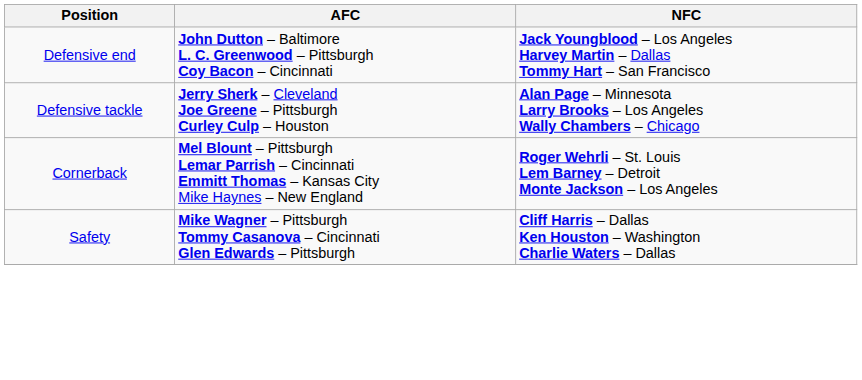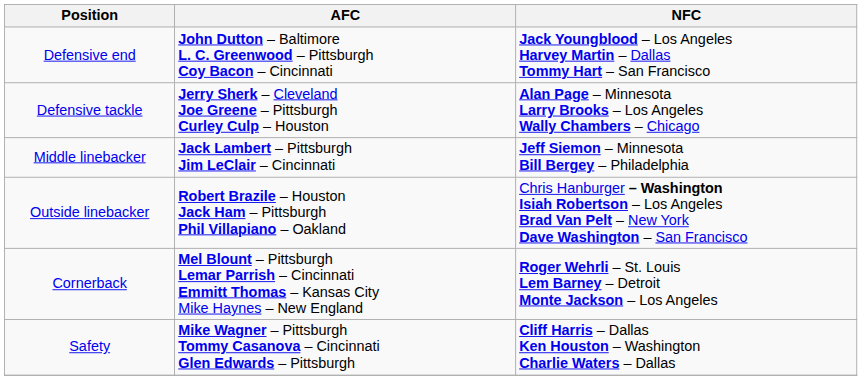+ row: (90, 157)
+ row: (90, 212)
